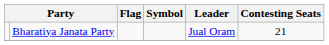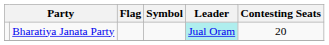(212, 31) no background -> (212, 31) paleturquoise background
(281, 31) 21 -> (281, 31) 20
